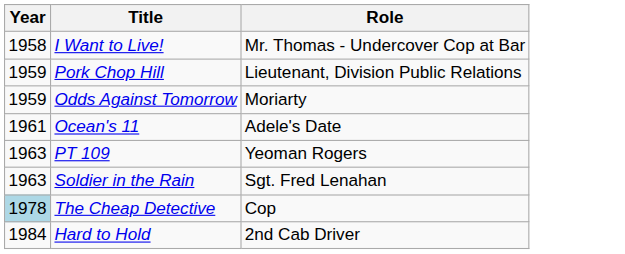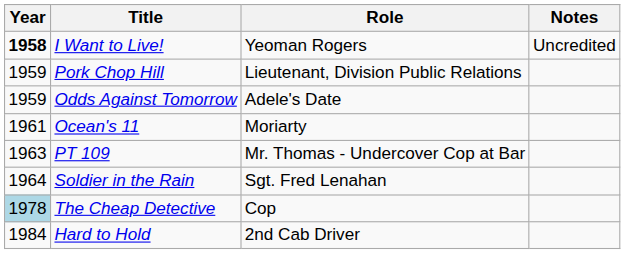+ column: (574, 18)
(28, 45) normal -> (28, 45) bold
(385, 45) Mr. Thomas - Undercover Cop at Bar -> (306, 45) Yeoman Rogers
(276, 99) Moriarty -> (293, 99) Adele's Date
(293, 126) Adele's Date -> (276, 126) Moriarty
(306, 153) Yeoman Rogers -> (385, 153) Mr. Thomas - Undercover Cop at Bar
(28, 180) 1963 -> (28, 180) 1964
